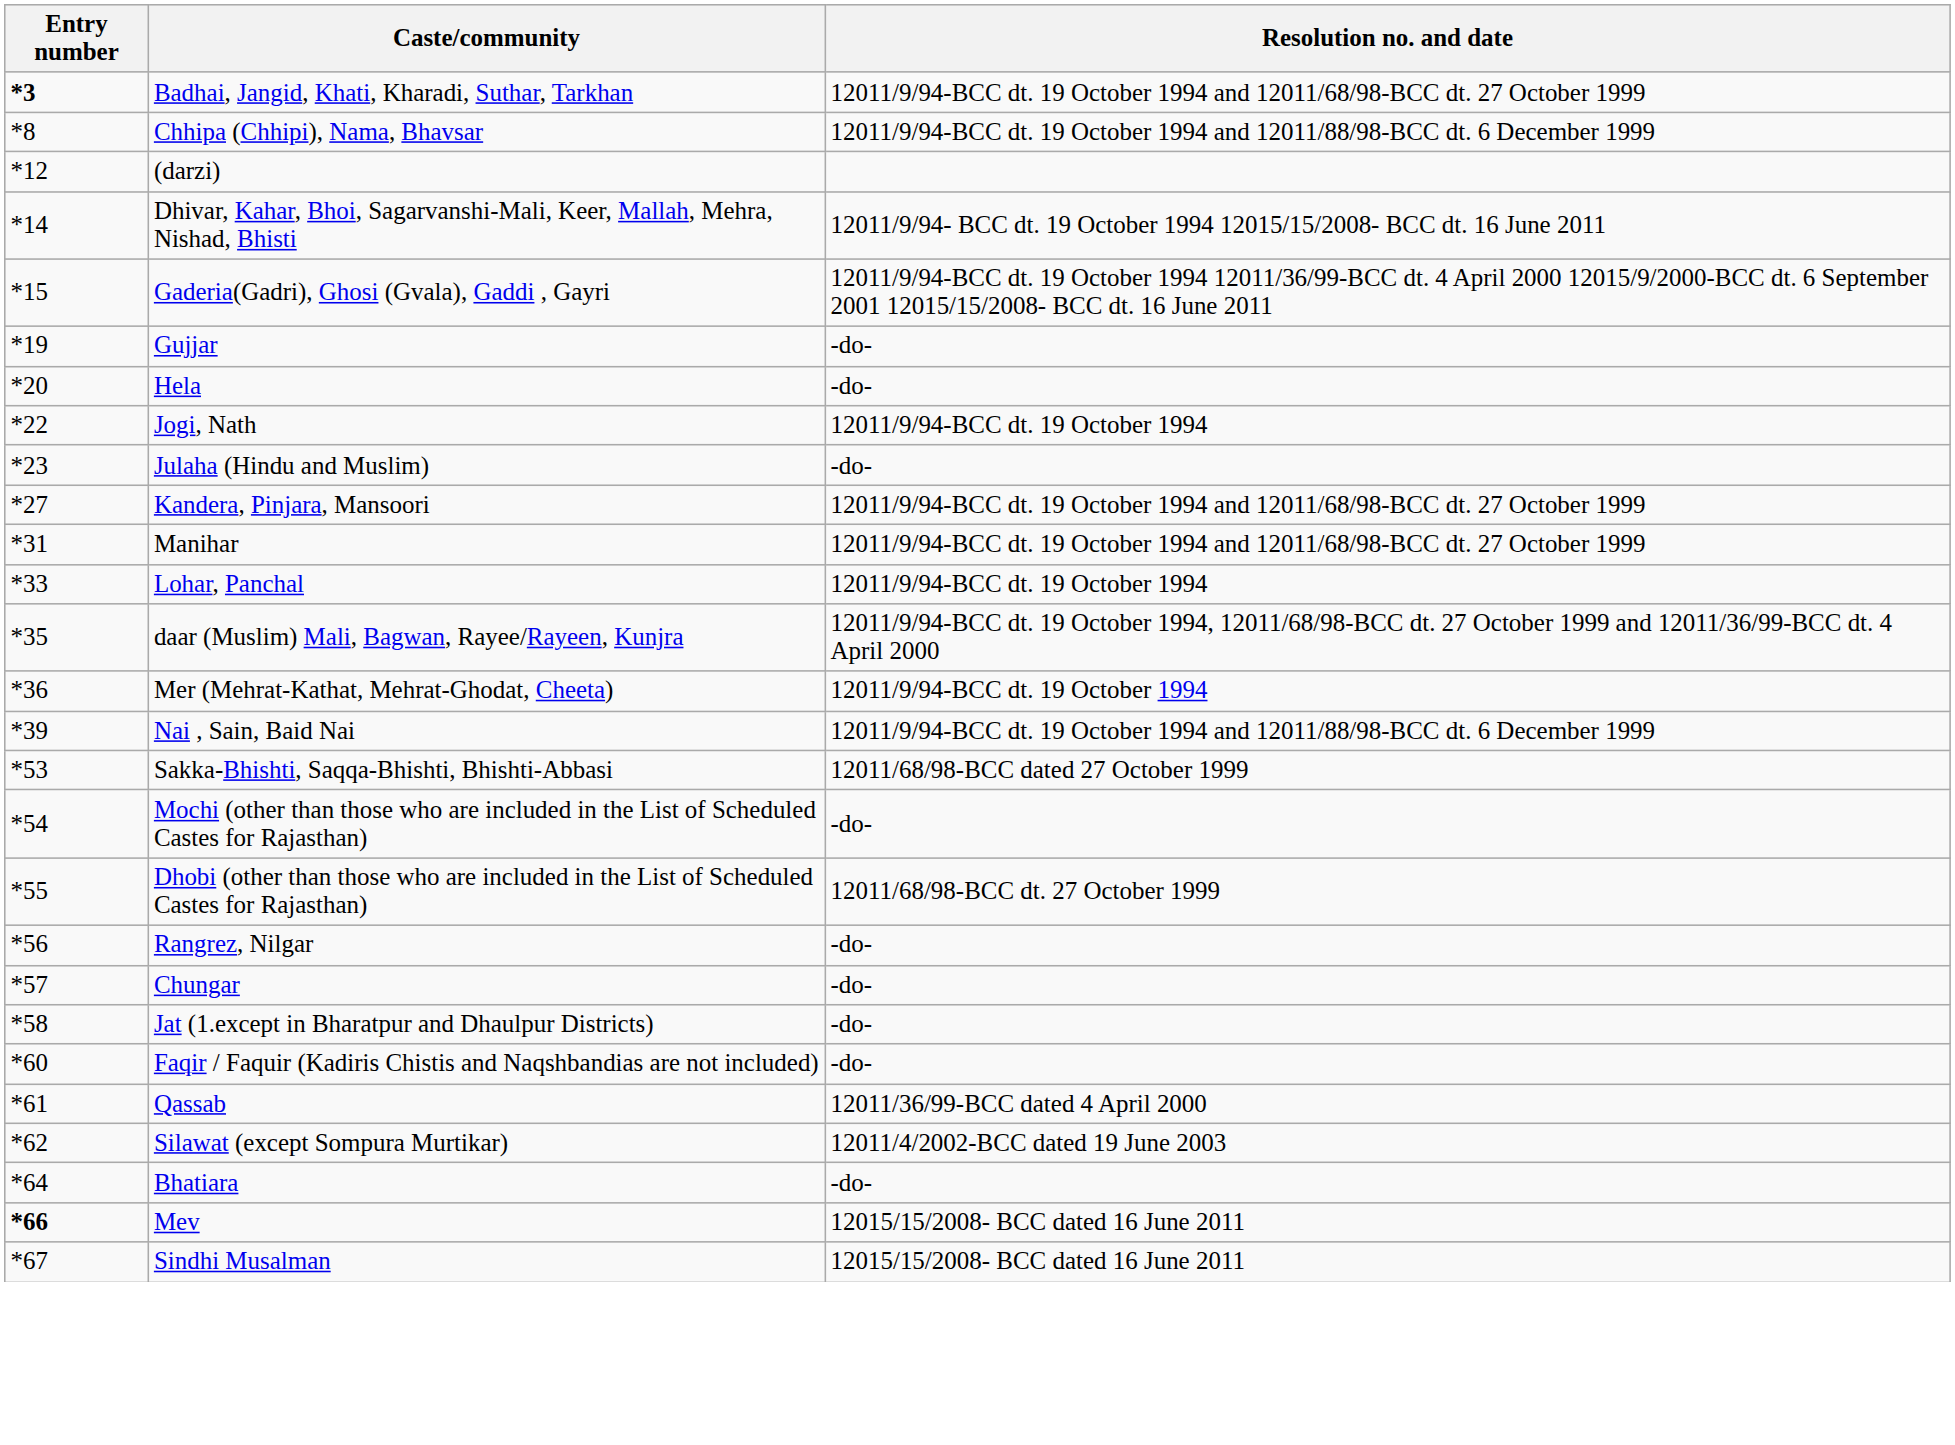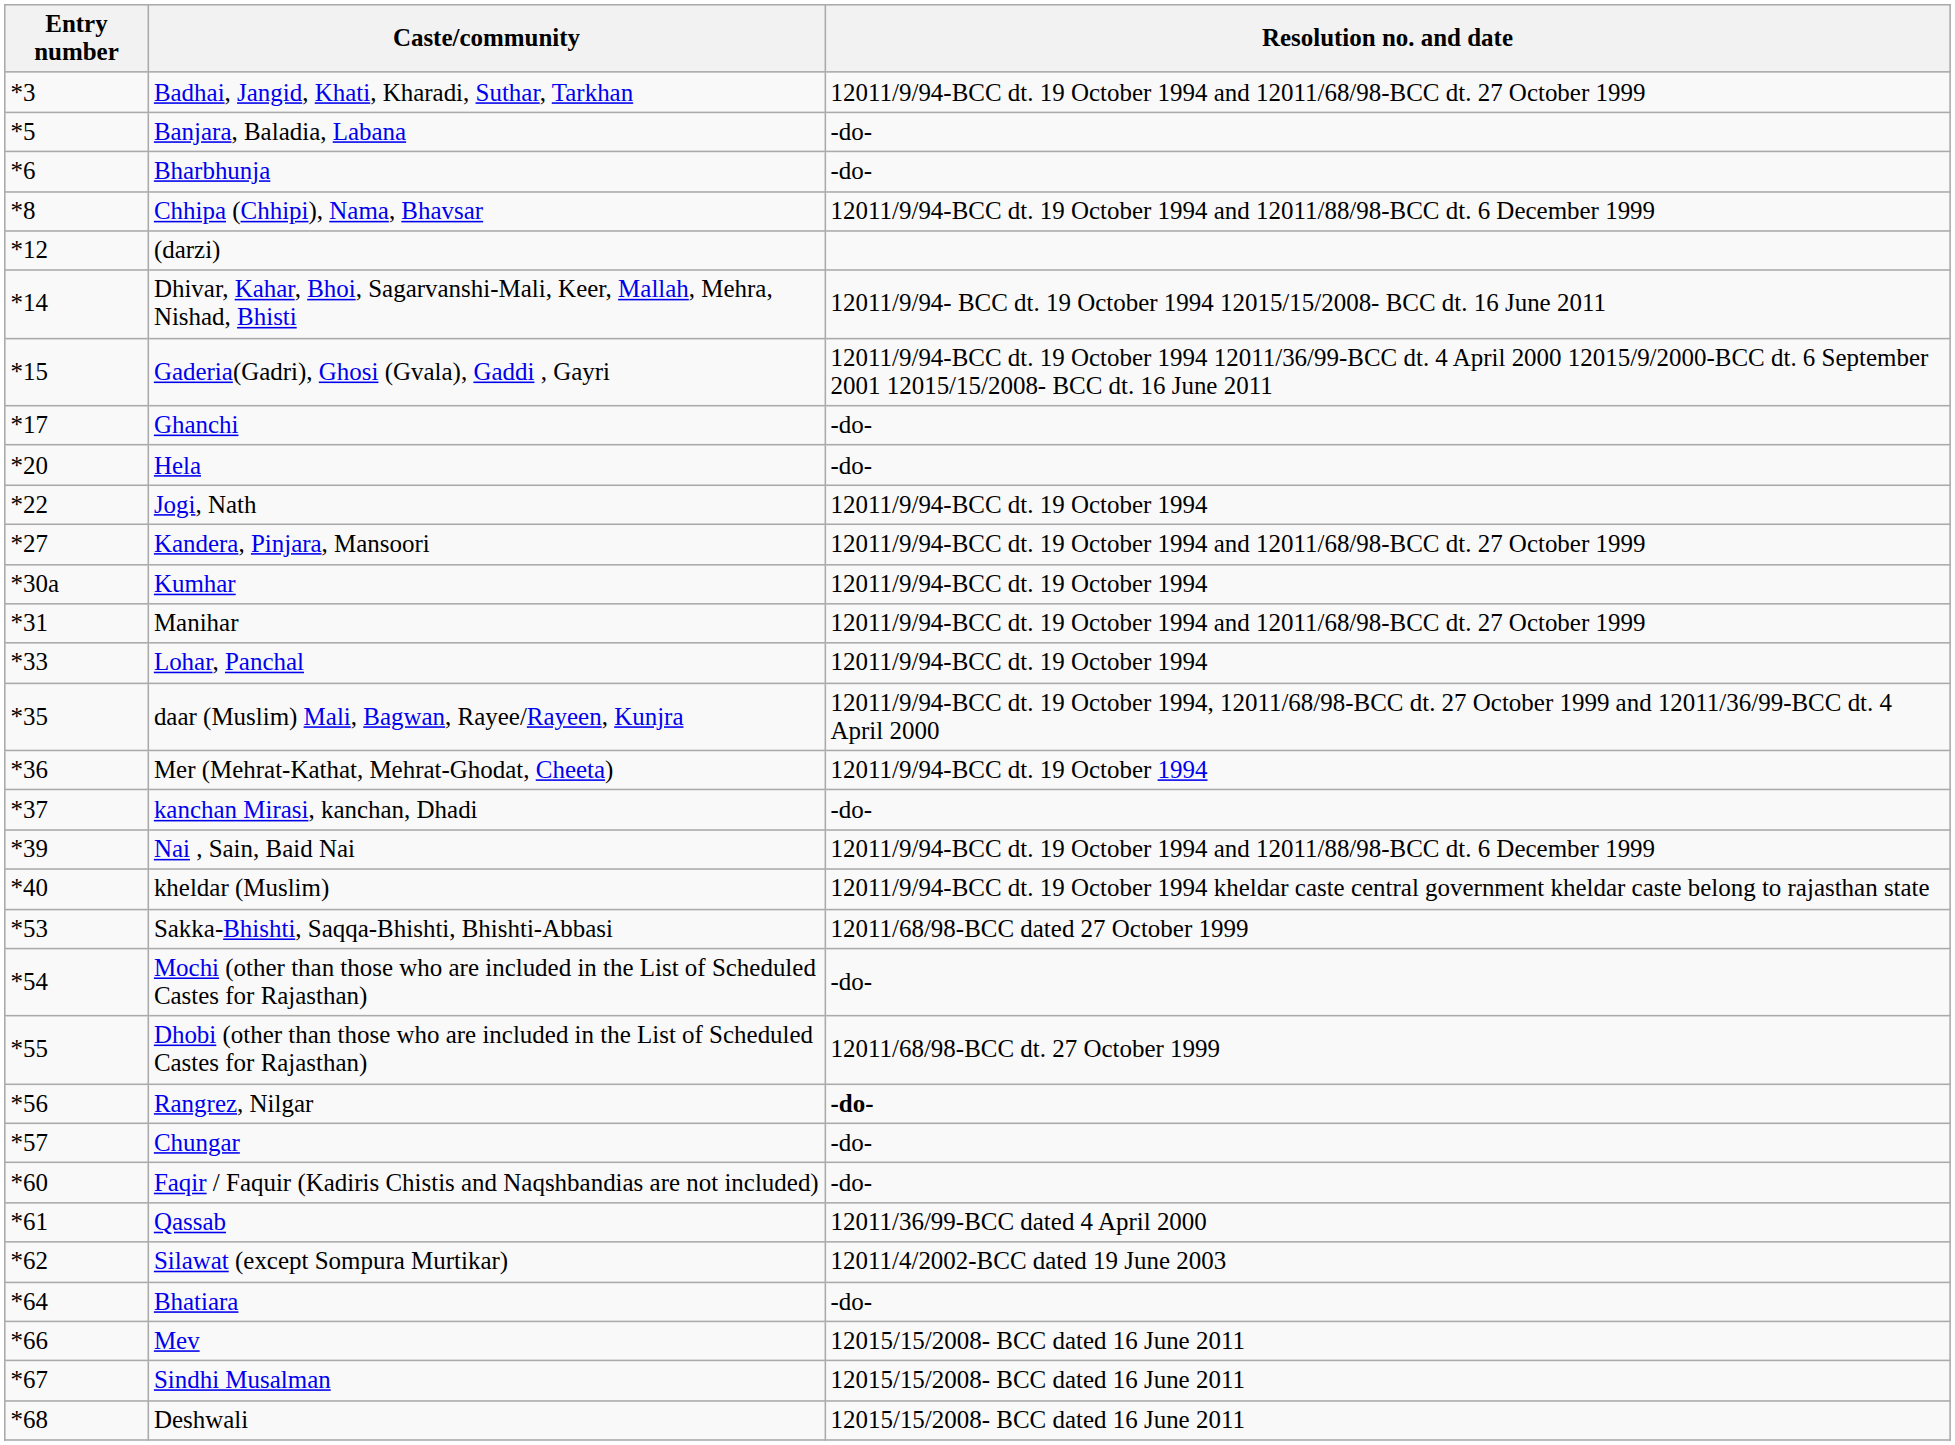(23, 91) bold -> (23, 91) normal
+ row: (280, 131)
+ row: (212, 171)
+ row: (196, 425)
- row: (186, 346)
- row: (291, 464)
+ row: (195, 583)
+ row: (316, 809)
+ row: (242, 888)
(851, 944) normal -> (852, 1103) bold
- row: (404, 1024)
(29, 1221) bold -> (29, 1340) normal
+ row: (201, 1419)
